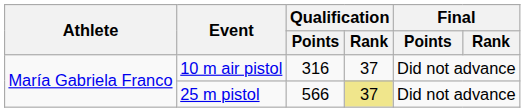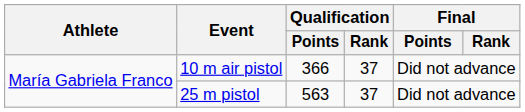(315, 68) 316 -> (315, 68) 366
(315, 94) 566 -> (315, 94) 563
(369, 94) khaki background -> (369, 94) no background
